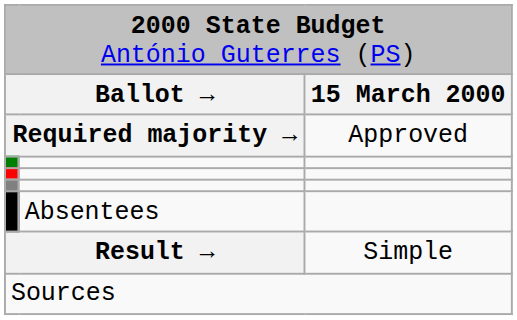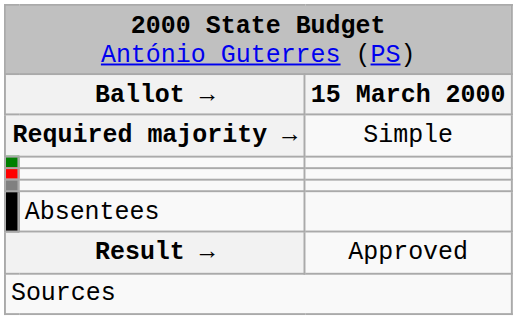(408, 135) Approved -> (408, 135) Simple
(408, 252) Simple -> (408, 252) Approved
